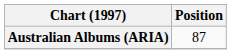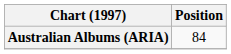(199, 37) 87 -> (199, 37) 84
